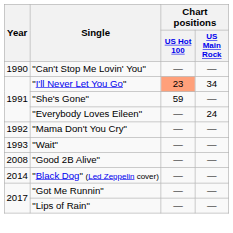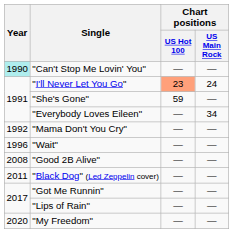(17, 68) no background -> (17, 68) paleturquoise background
(212, 84) 34 -> (212, 84) 24
(212, 114) 24 -> (212, 114) 34
(17, 145) 1993 -> (17, 145) 1996
(17, 175) 2014 -> (17, 175) 2011
+ row: (63, 221)
